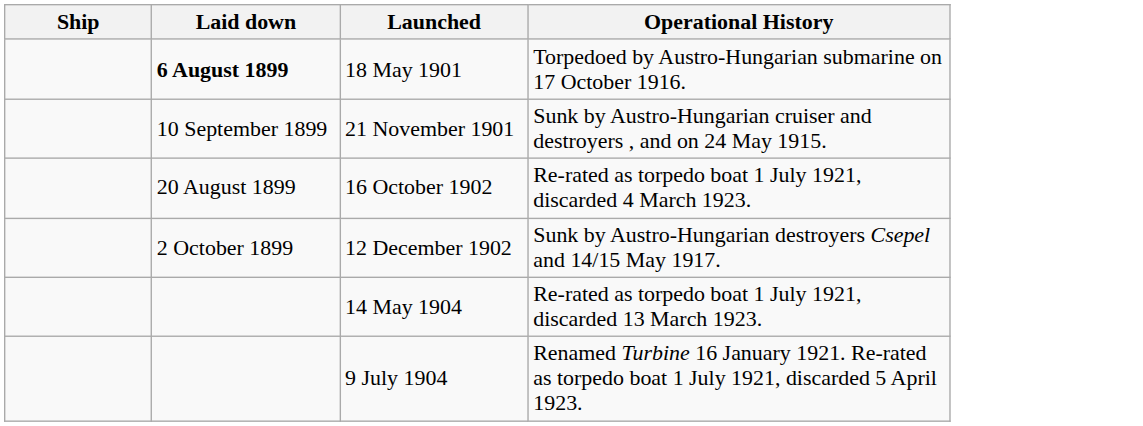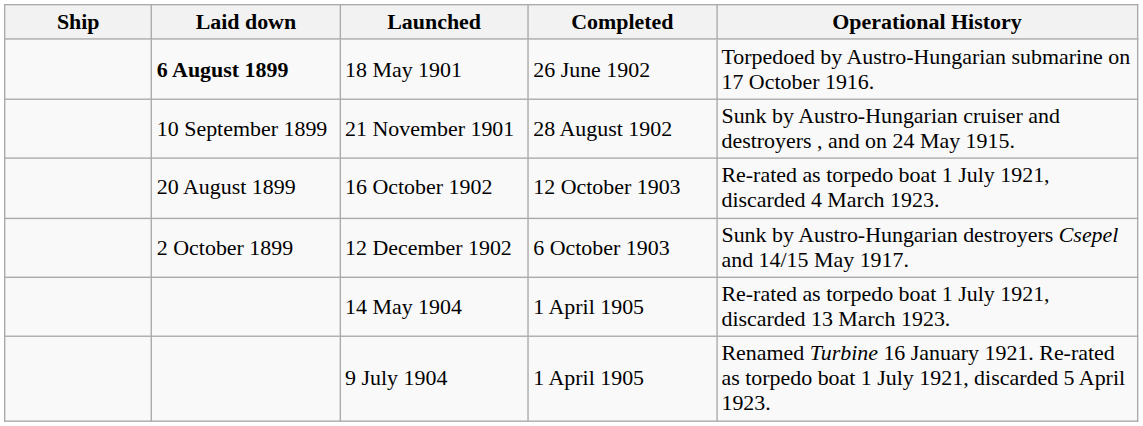+ column: (622, 21)
